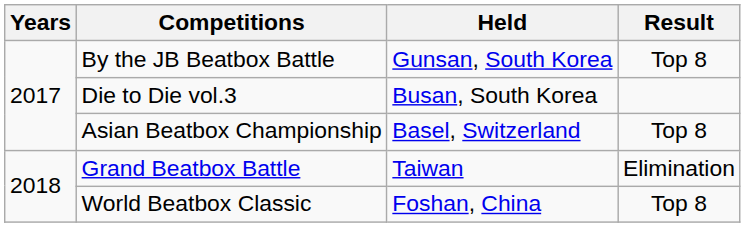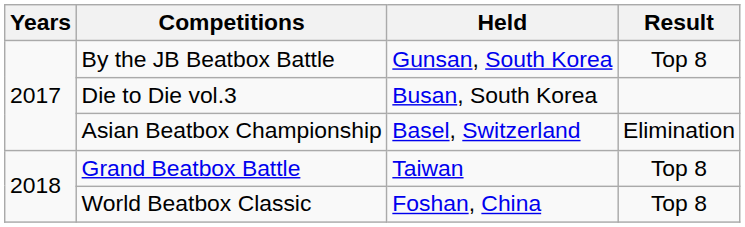(679, 131) Top 8 -> (679, 131) Elimination
(679, 167) Elimination -> (679, 167) Top 8
